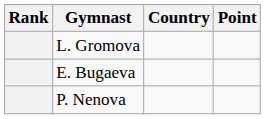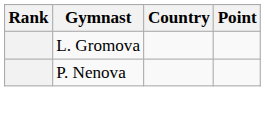- row: (96, 72)
